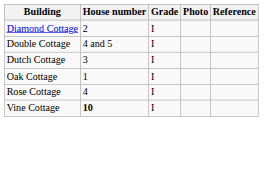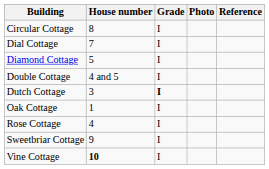+ row: (40, 28)
+ row: (32, 44)
(85, 28) 2 -> (91, 60) 5
(153, 60) normal -> (159, 92) bold
+ row: (45, 140)
